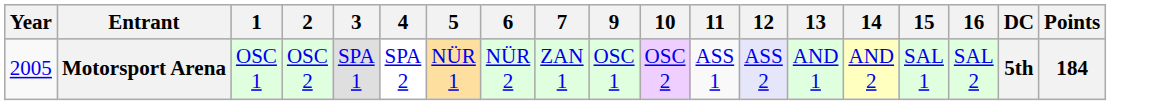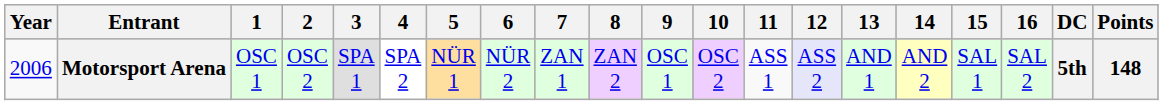+ column: (615, 21)
(31, 68) 2005 -> (31, 68) 2006
(1072, 68) 184 -> (1125, 68) 148
